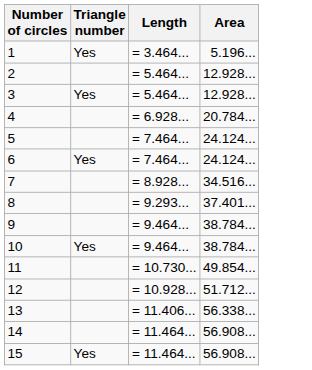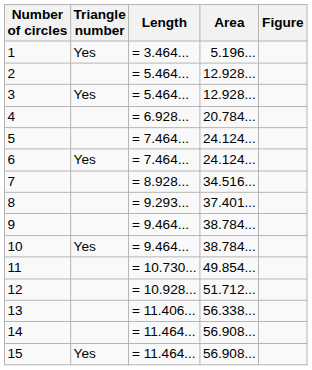+ column: (283, 22)
